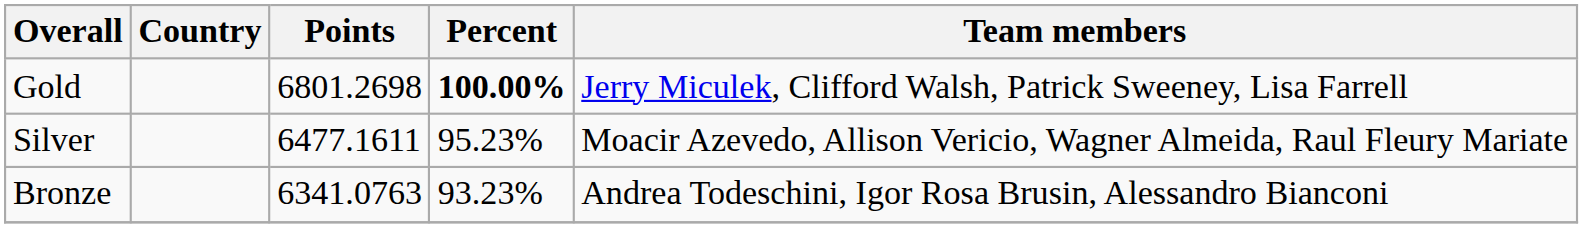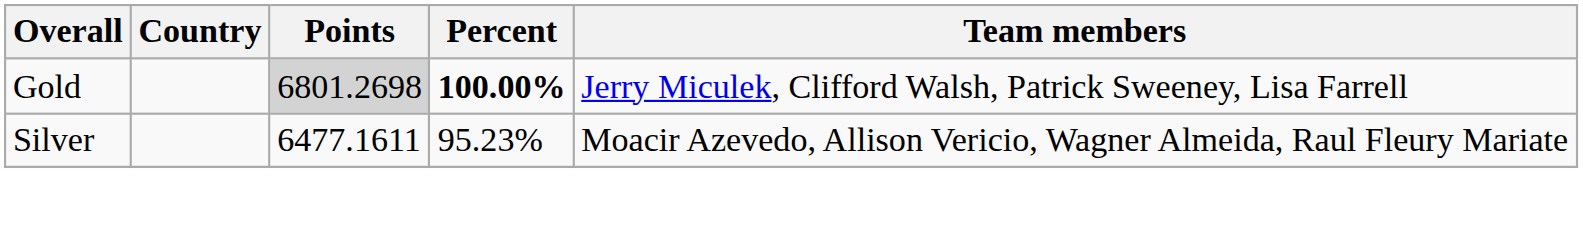(350, 85) no background -> (350, 85) lightgrey background
- row: (62, 193)
